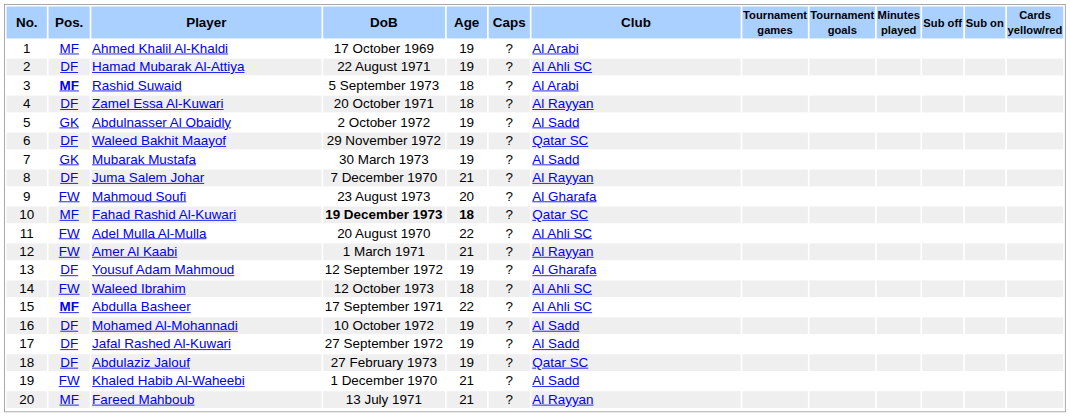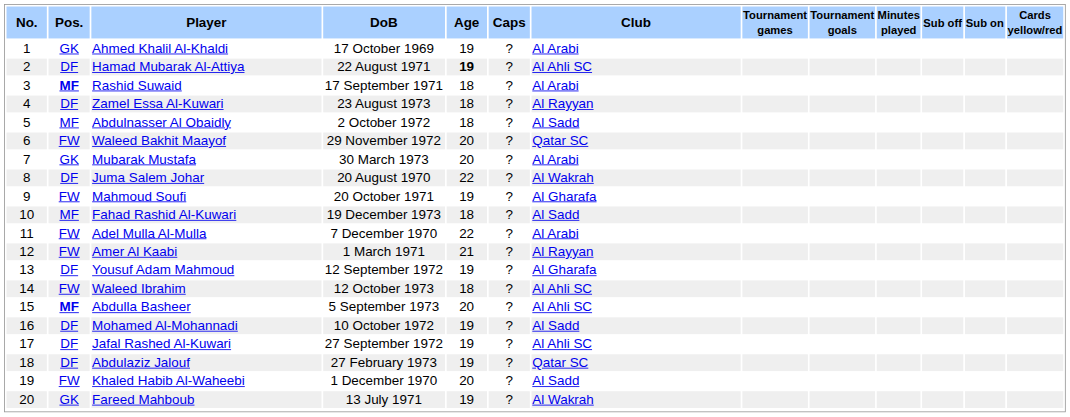(69, 48) MF -> (69, 48) GK
(467, 67) normal -> (467, 67) bold
(384, 85) 5 September 1973 -> (384, 85) 17 September 1971
(384, 104) 20 October 1971 -> (384, 104) 23 August 1973
(69, 122) GK -> (69, 122) MF
(467, 122) 19 -> (467, 122) 18
(69, 140) DF -> (69, 140) FW
(467, 140) 19 -> (467, 140) 20
(467, 159) 19 -> (467, 159) 20
(556, 159) Al Sadd -> (555, 159) Al Arabi
(384, 177) 7 December 1970 -> (384, 177) 20 August 1970
(467, 177) 21 -> (467, 177) 22
(563, 177) Al Rayyan -> (563, 177) Al Wakrah
(384, 196) 23 August 1973 -> (384, 196) 20 October 1971
(467, 196) 20 -> (467, 196) 19
(384, 214) bold -> (384, 214) normal
(467, 214) bold -> (467, 214) normal
(560, 214) Qatar SC -> (556, 214) Al Sadd
(384, 233) 20 August 1970 -> (384, 233) 7 December 1970
(562, 233) Al Ahli SC -> (555, 233) Al Arabi
(384, 307) 17 September 1971 -> (384, 307) 5 September 1973
(467, 307) 22 -> (467, 307) 20
(556, 344) Al Sadd -> (562, 344) Al Ahli SC
(467, 381) 21 -> (467, 381) 20
(69, 399) MF -> (69, 399) GK
(467, 399) 21 -> (467, 399) 19
(563, 399) Al Rayyan -> (563, 399) Al Wakrah
